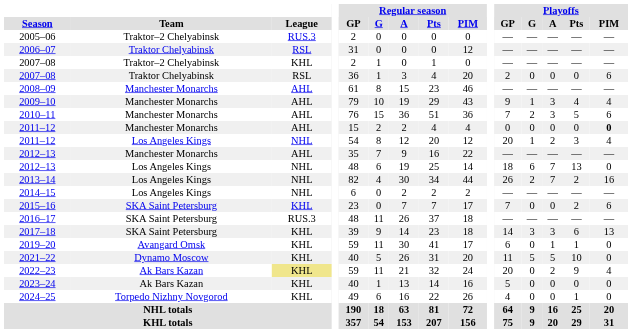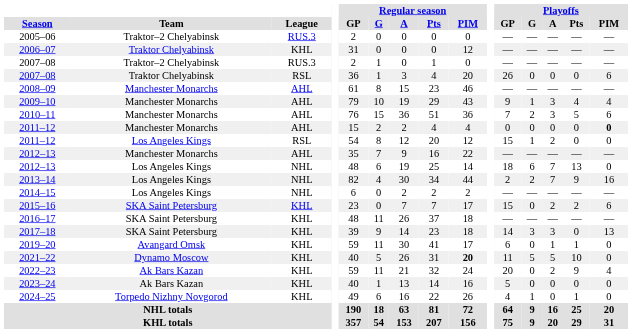(302, 49) RSL -> (302, 49) KHL
(302, 62) KHL -> (302, 62) RUS.3
(508, 75) 2 -> (508, 75) 26
(302, 140) NHL -> (302, 140) RSL
(508, 140) 20 -> (508, 140) 15
(576, 140) 3 -> (576, 140) 0
(609, 140) 4 -> (609, 140) 0
(508, 179) 26 -> (508, 179) 2
(576, 179) 2 -> (576, 179) 9
(508, 205) 7 -> (508, 205) 15
(553, 205) 0 -> (553, 205) 2
(302, 218) RUS.3 -> (302, 218) KHL
(576, 231) 6 -> (576, 231) 0
(468, 257) normal -> (468, 257) bold
(302, 270) khaki background -> (302, 270) no background
(532, 296) 0 -> (532, 296) 1
